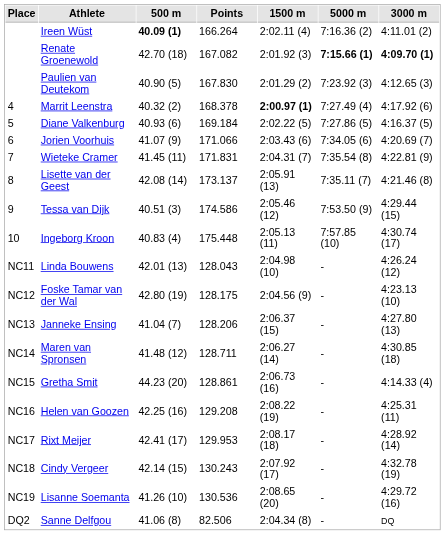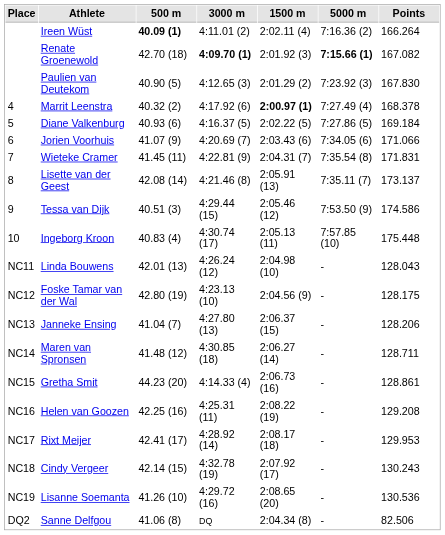columns swapped: (409, 14) <-> (227, 14)
